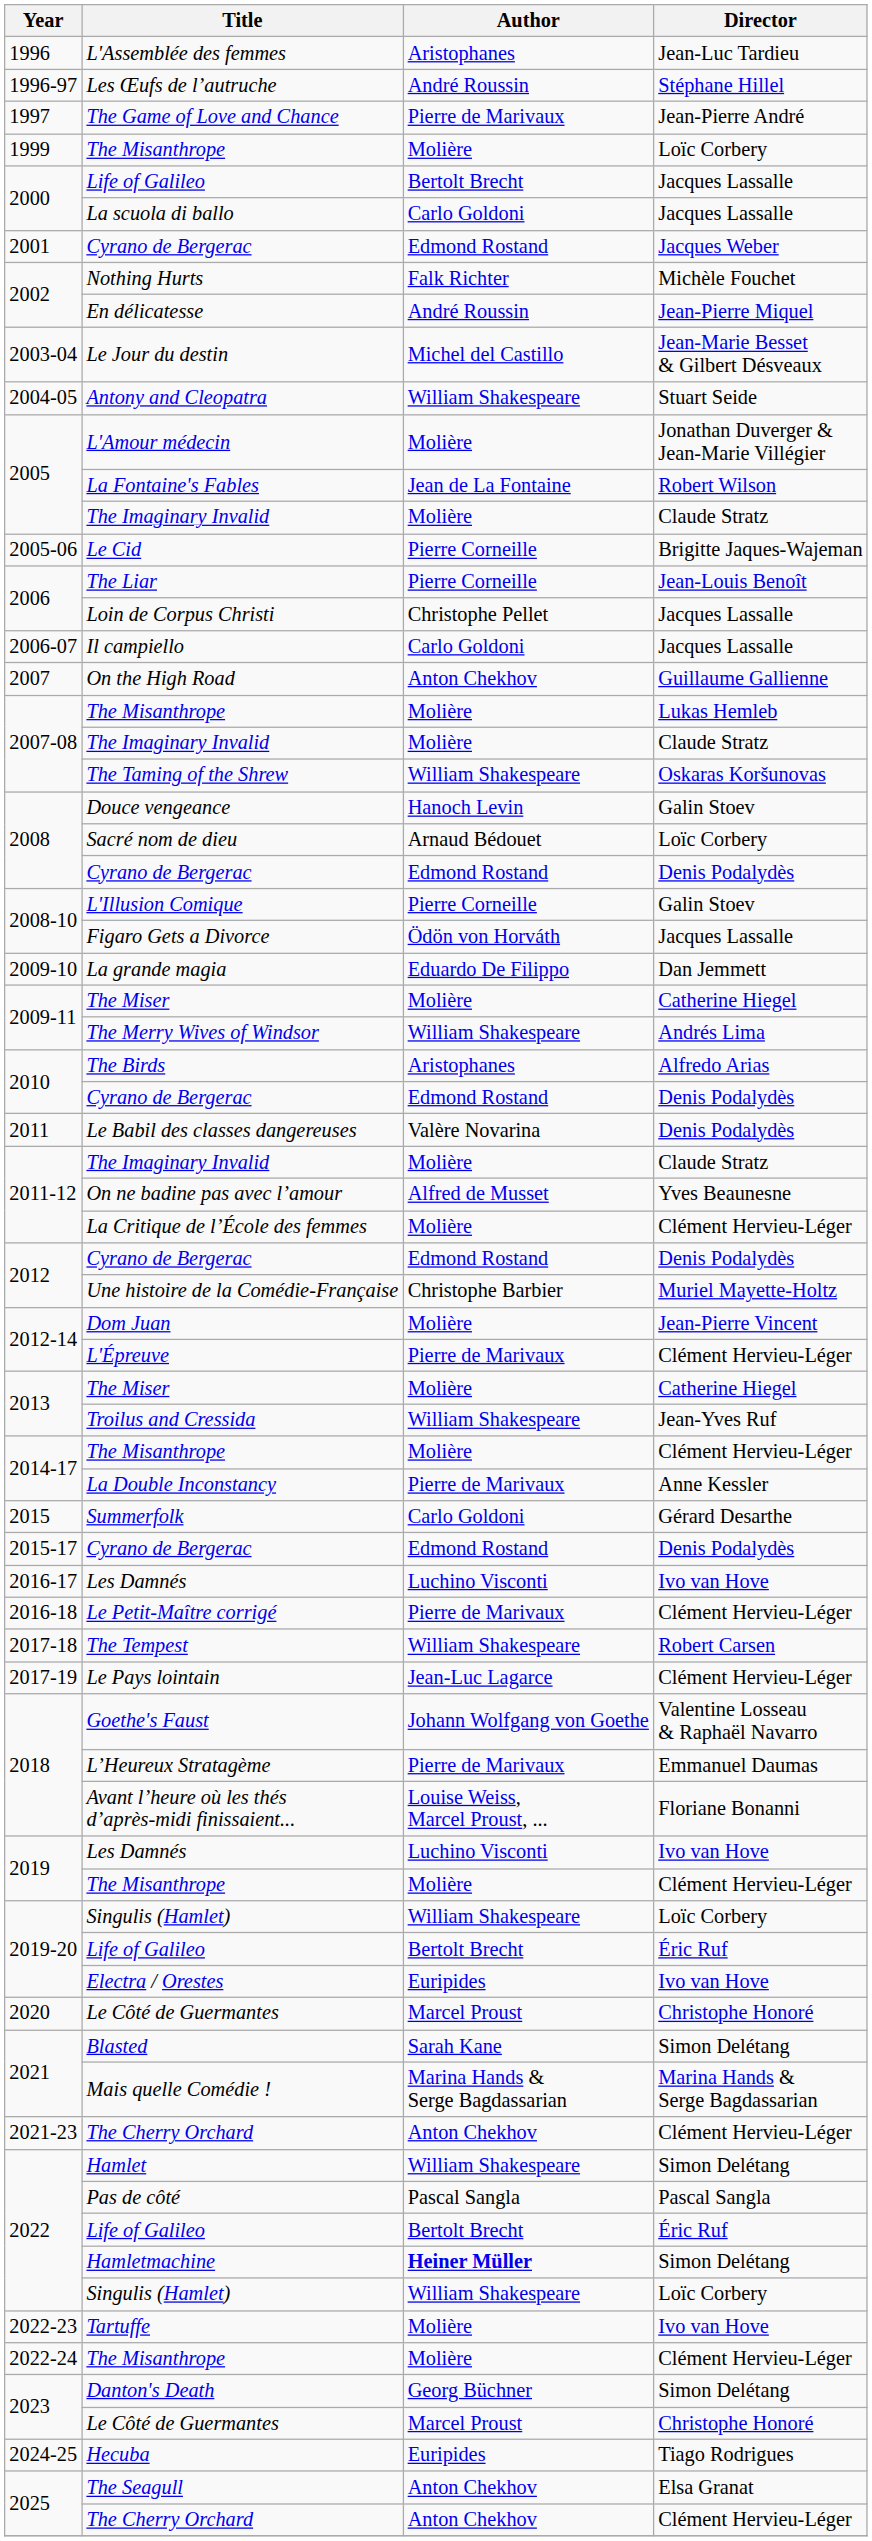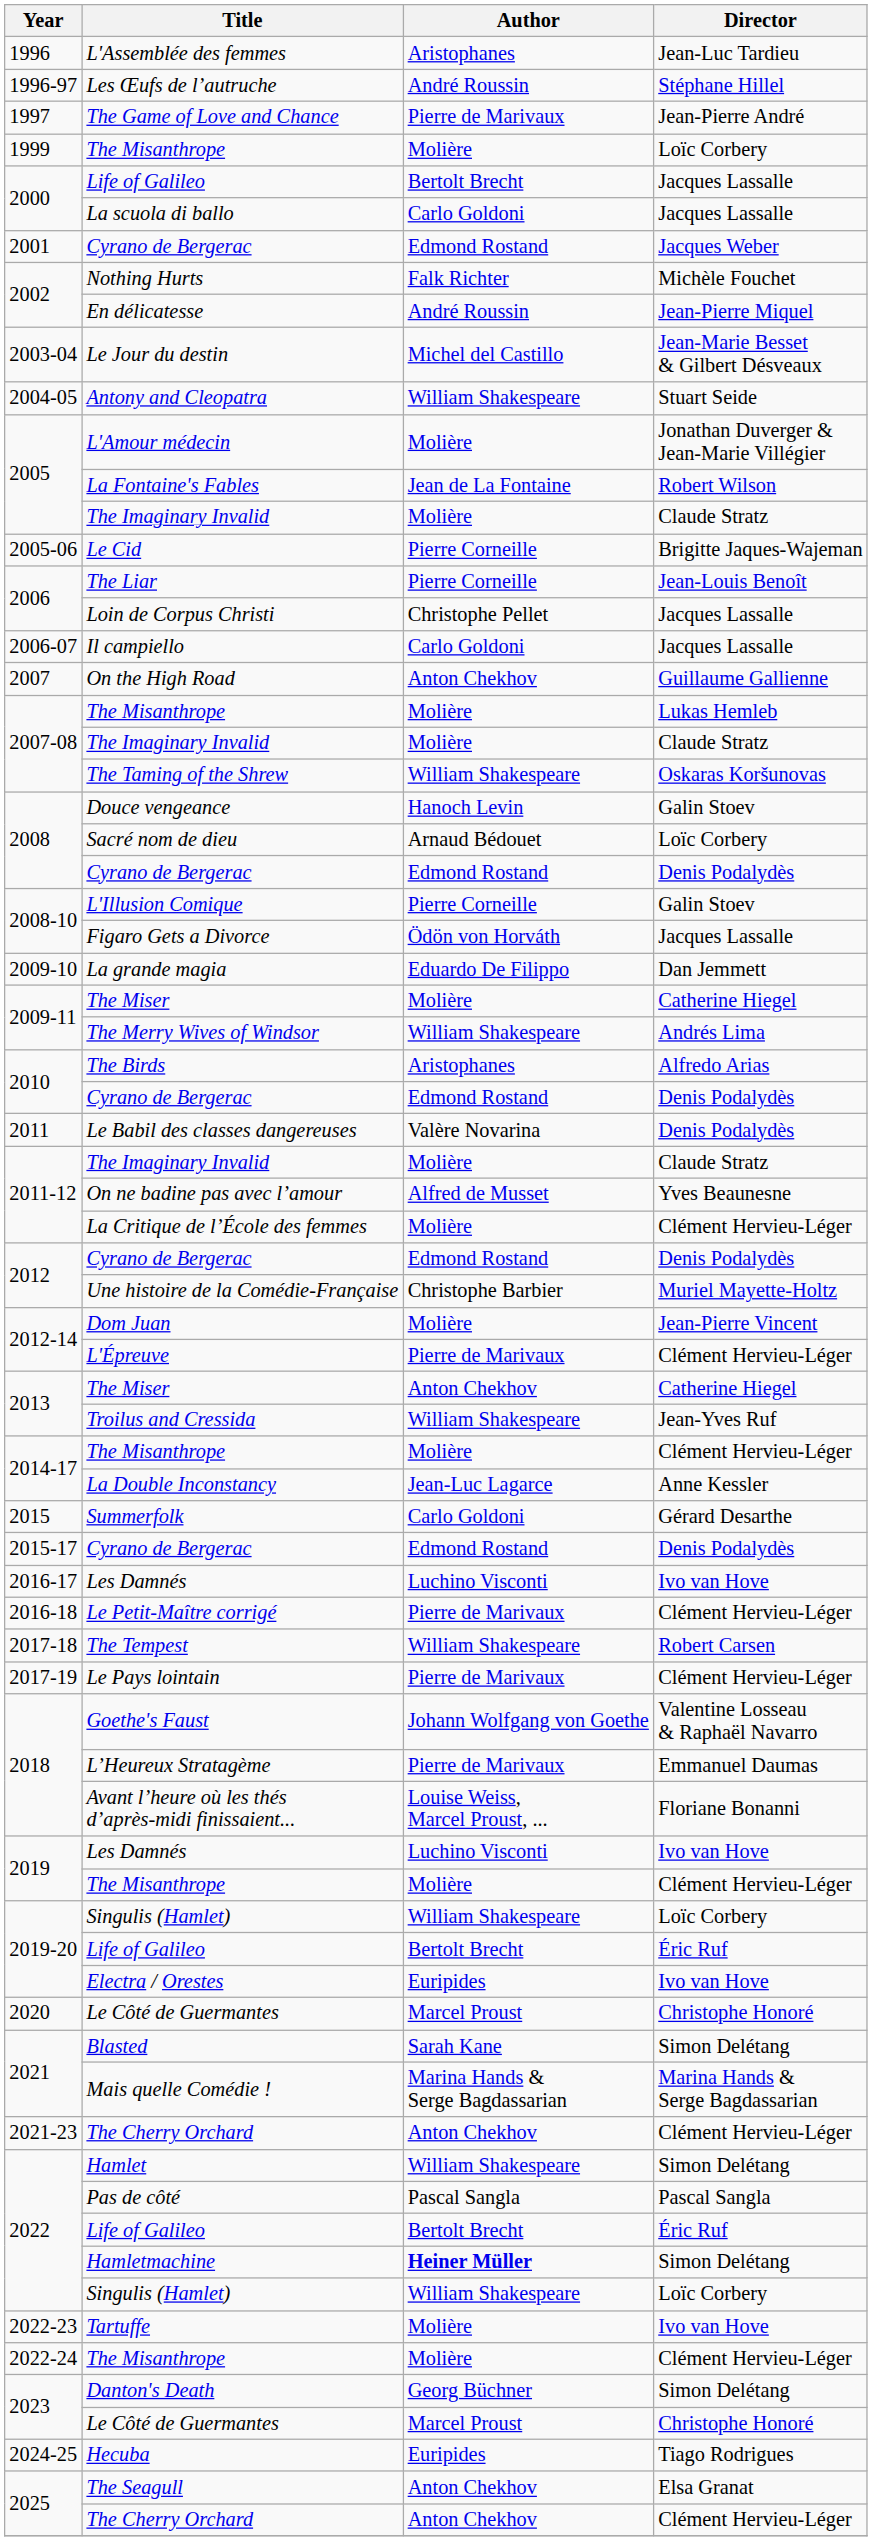(440, 1387) Molière -> (472, 1387) Anton Chekhov
(486, 1484) Pierre de Marivaux -> (480, 1484) Jean-Luc Lagarce
(480, 1677) Jean-Luc Lagarce -> (486, 1677) Pierre de Marivaux
